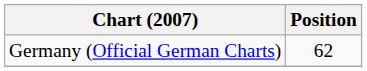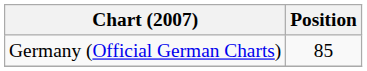(324, 50) 62 -> (324, 50) 85
